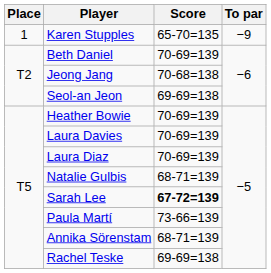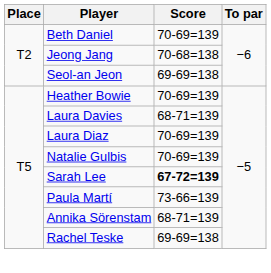- row: (90, 34)
(188, 136) 70-69=139 -> (188, 116) 68-71=139
(188, 177) 68-71=139 -> (188, 156) 70-69=139
